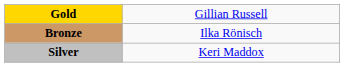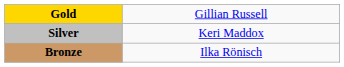rows swapped: (63, 52) <-> (63, 33)
